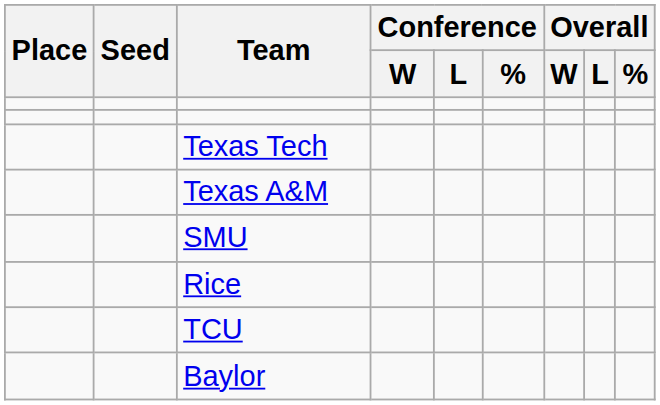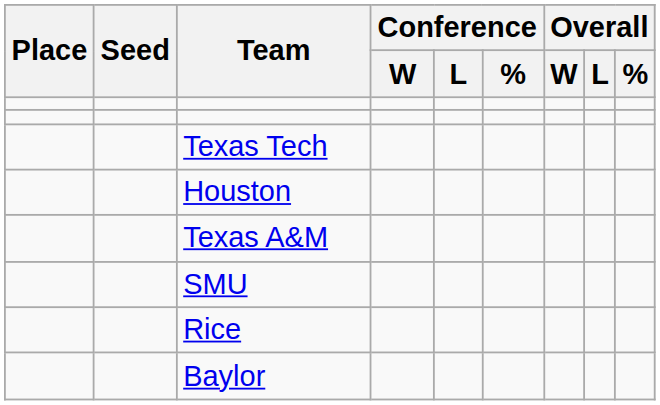+ row: (49, 192)
- row: (49, 330)
